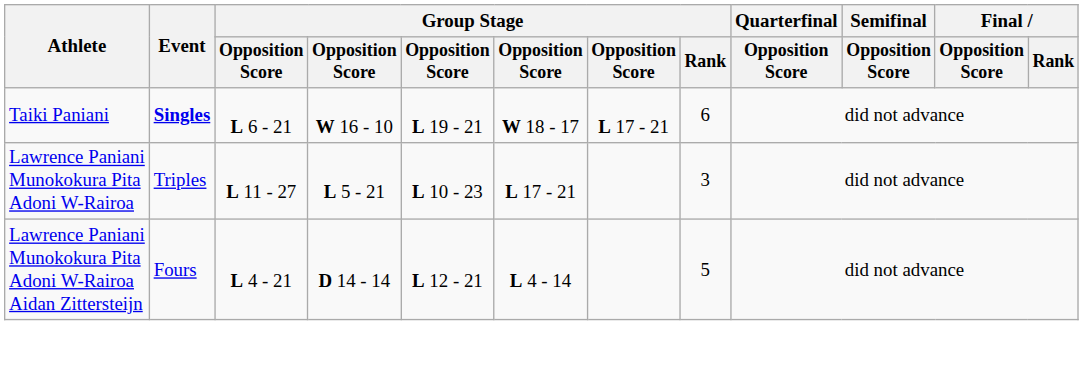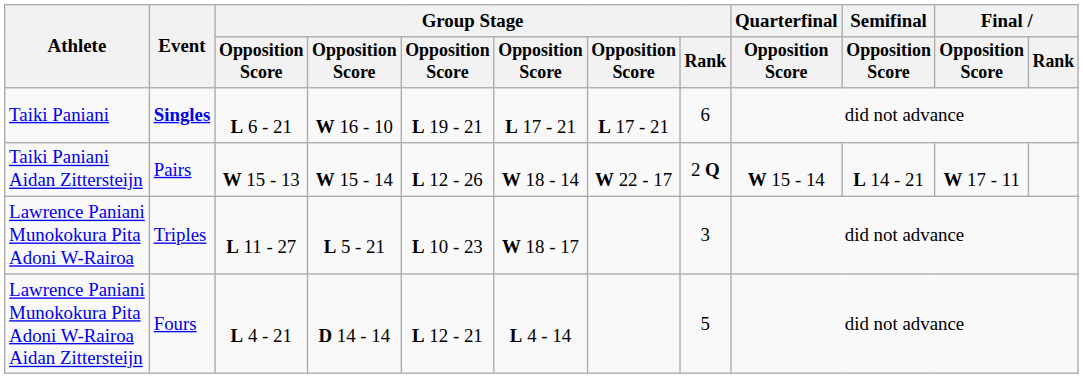(541, 126) W 18 - 17 -> (541, 126) L 17 - 21
+ row: (76, 169)
(541, 192) L 17 - 21 -> (541, 246) W 18 - 17
